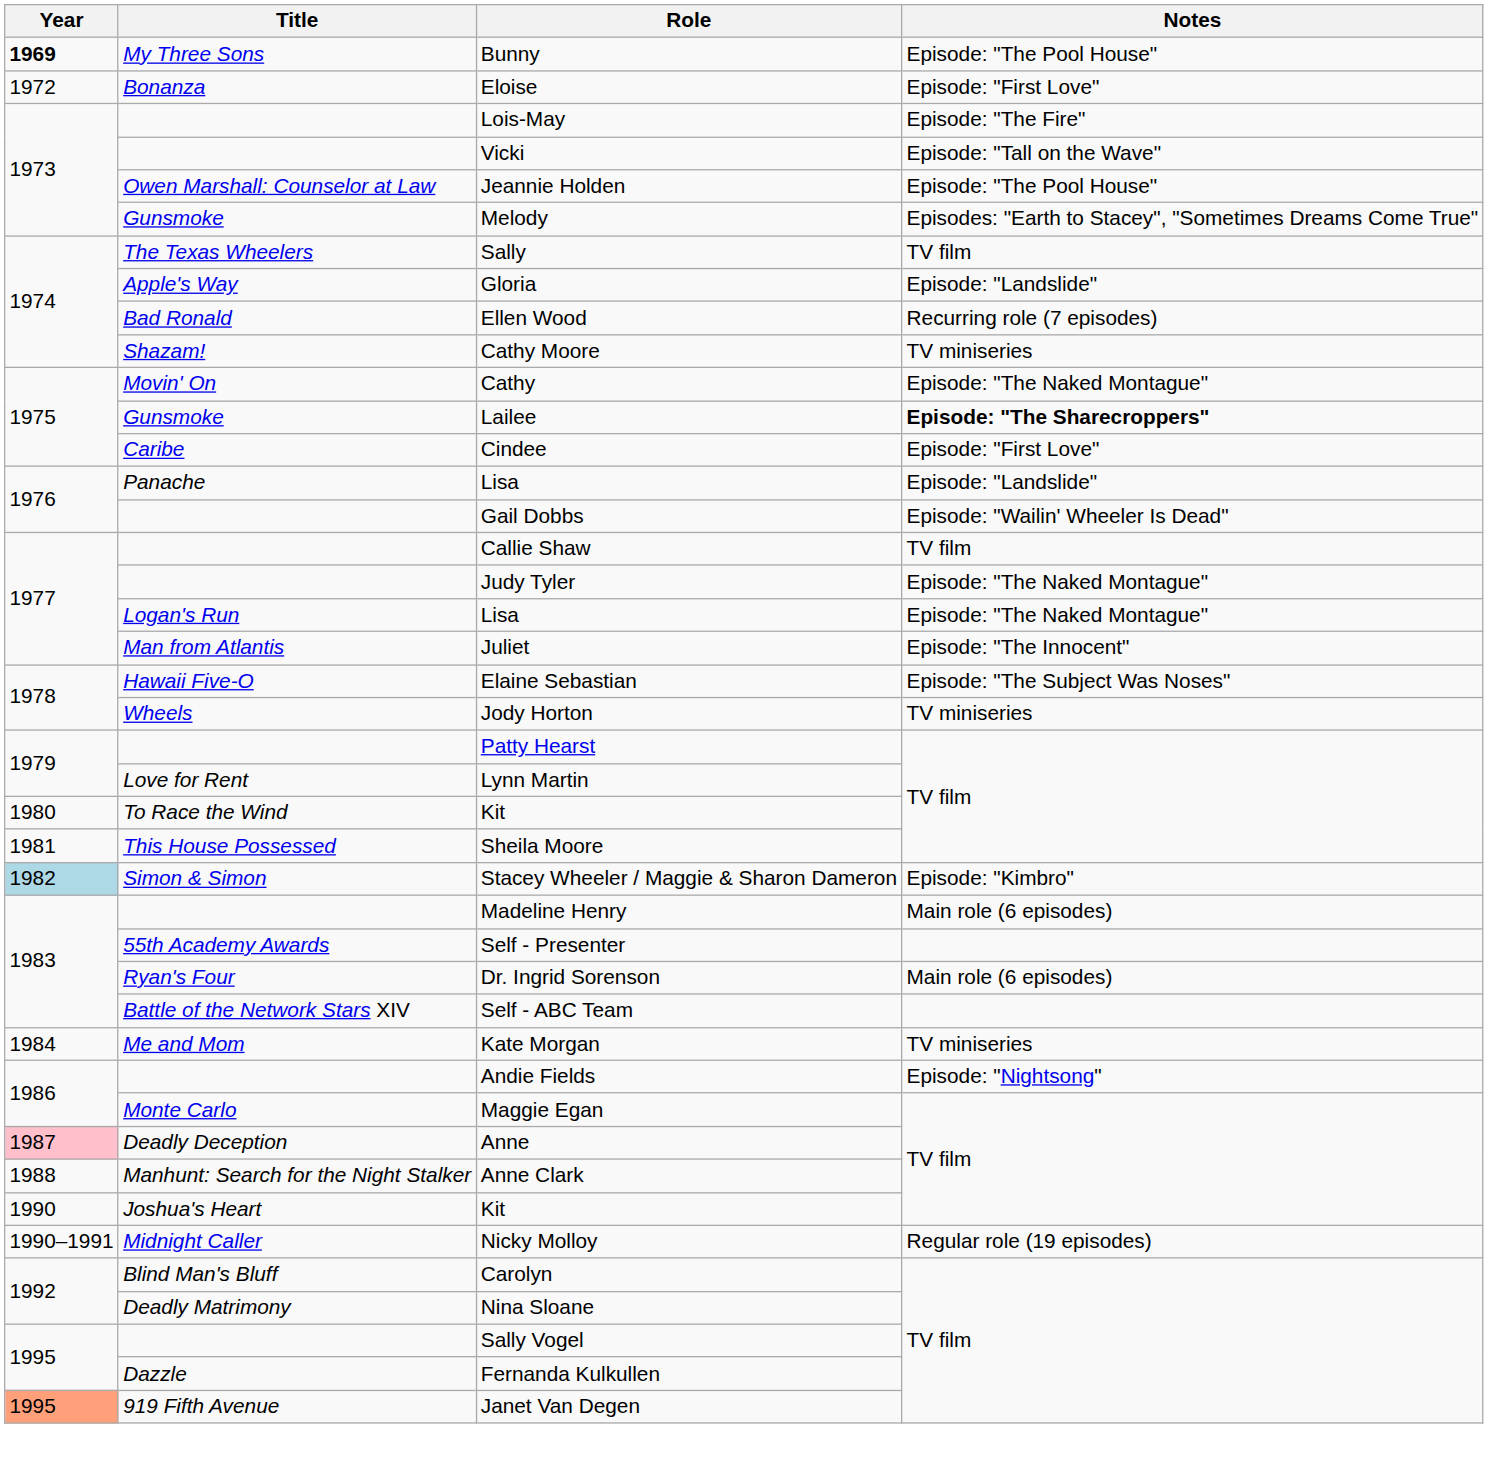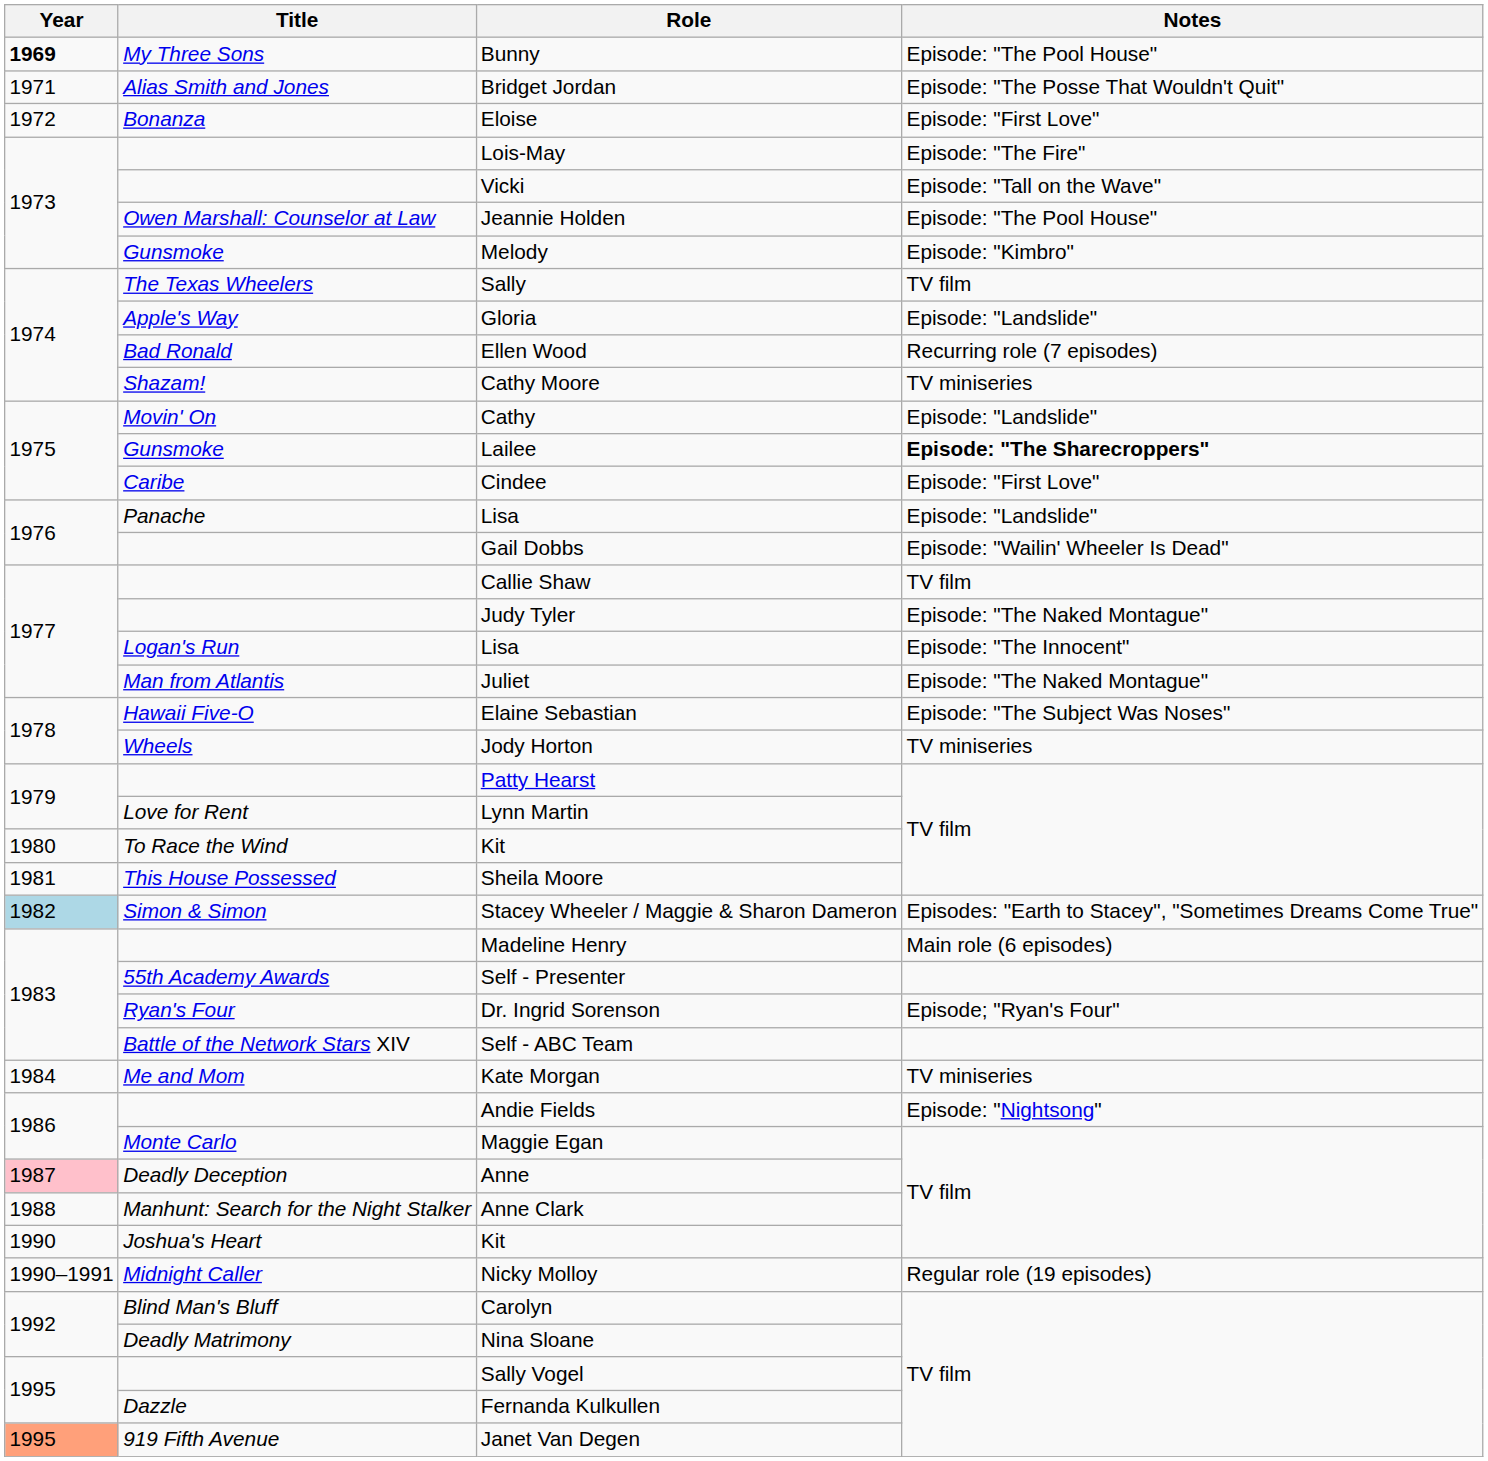+ row: (226, 86)
(1192, 218) Episodes: "Earth to Stacey", "Sometimes Dreams Come True" -> (990, 251) Episode: "Kimbro"
(1057, 383) Episode: "The Naked Montague" -> (1002, 416) Episode: "Landslide"
(1057, 614) Episode: "The Naked Montague" -> (1018, 647) Episode: "The Innocent"
(1018, 647) Episode: "The Innocent" -> (1057, 680) Episode: "The Naked Montague"
(990, 878) Episode: "Kimbro" -> (1192, 911) Episodes: "Earth to Stacey", "Sometimes Dreams Come True"
(1009, 977) Main role (6 episodes) -> (1013, 1010) Episode; "Ryan's Four"
